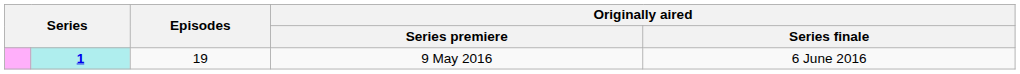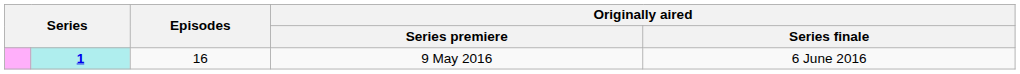(200, 58) 19 -> (200, 58) 16
